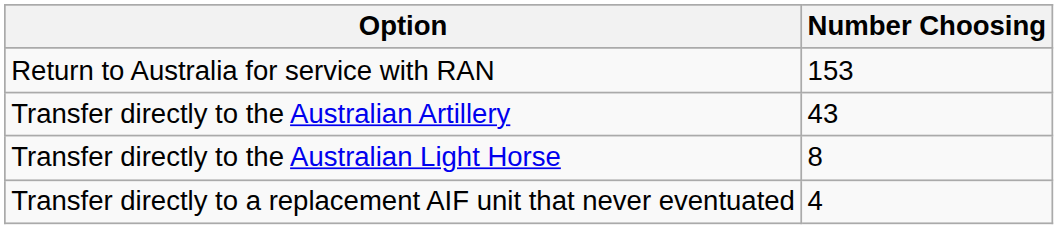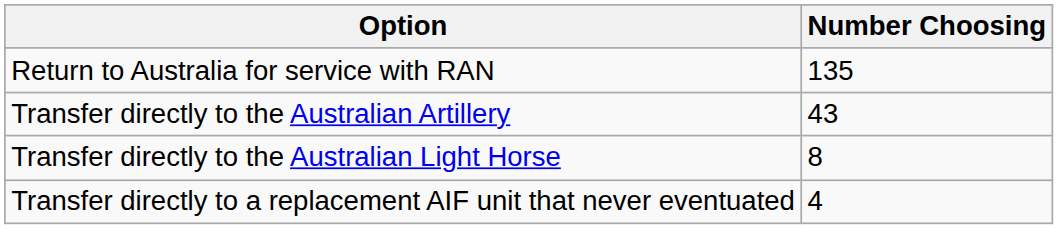(831, 69) 153 -> (831, 69) 135
